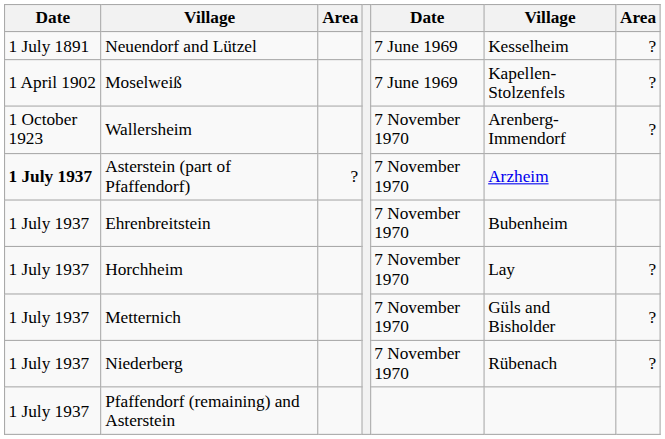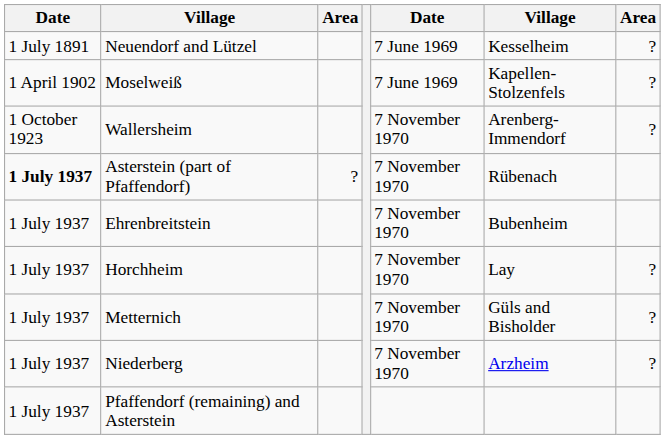(518, 176) Arzheim -> (523, 176) Rübenach
(523, 363) Rübenach -> (518, 363) Arzheim
